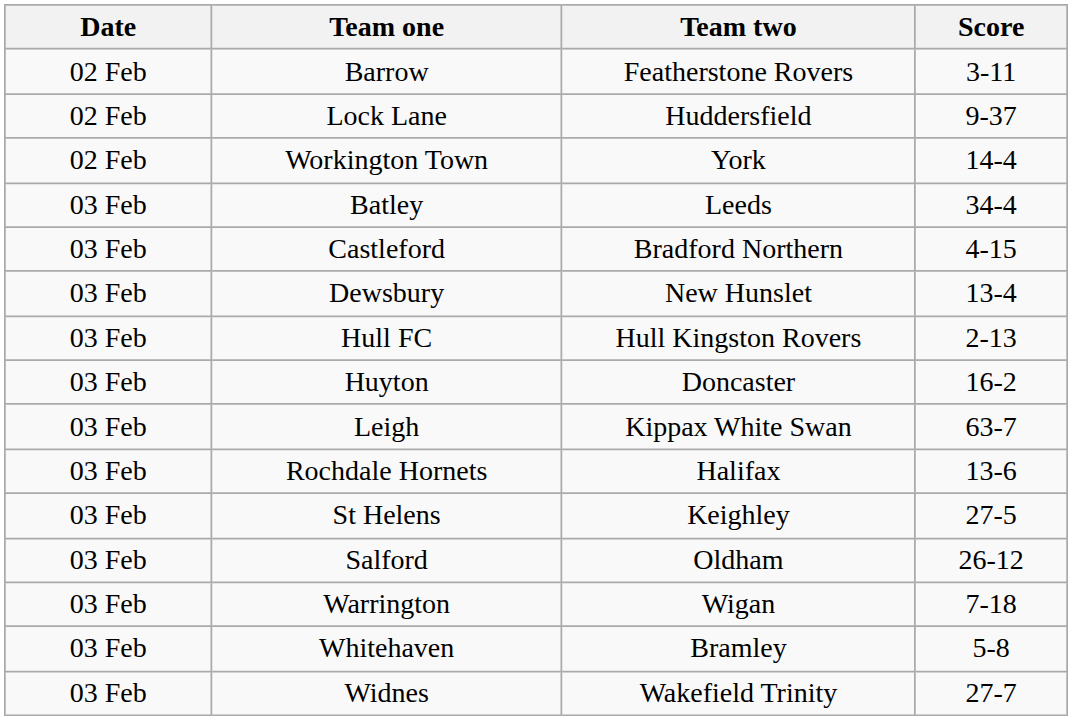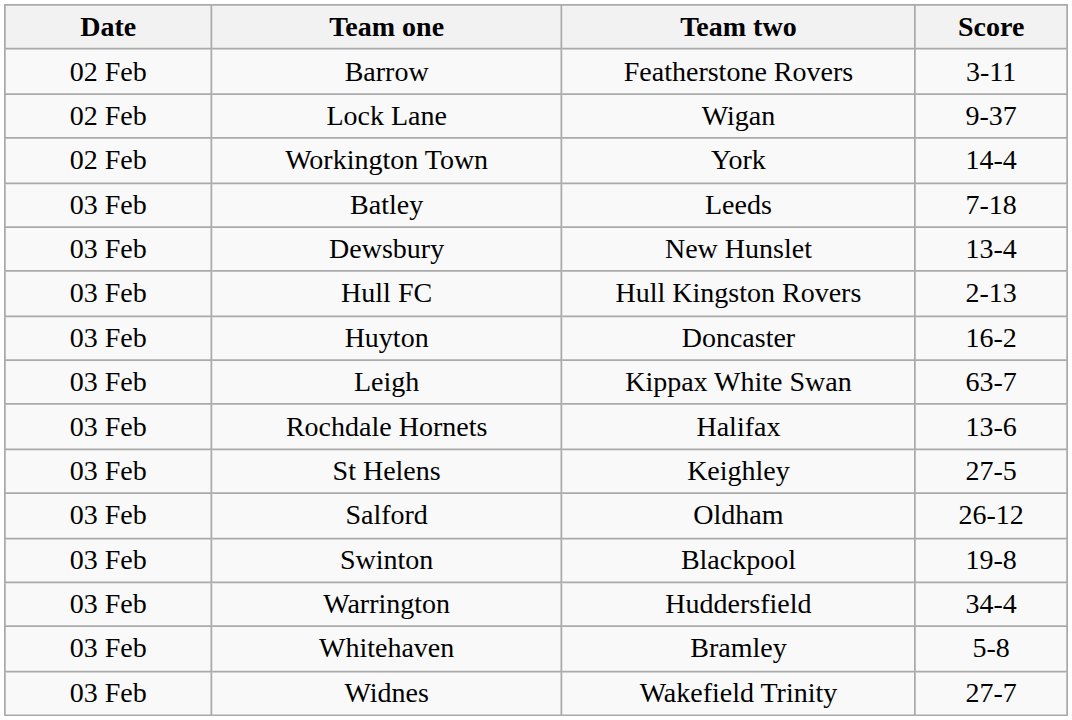(738, 115) Huddersfield -> (738, 115) Wigan
(991, 204) 34-4 -> (991, 204) 7-18
- row: (387, 248)
+ row: (387, 559)
(738, 603) Wigan -> (738, 603) Huddersfield
(991, 603) 7-18 -> (991, 603) 34-4
